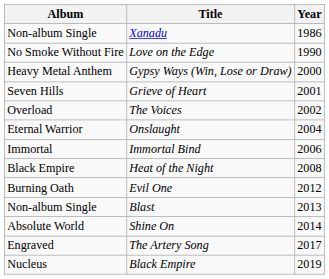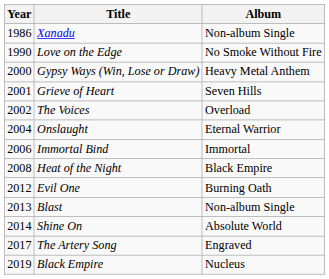columns swapped: (309, 14) <-> (65, 14)
